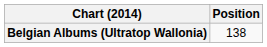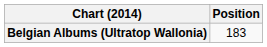(236, 33) 138 -> (236, 33) 183
